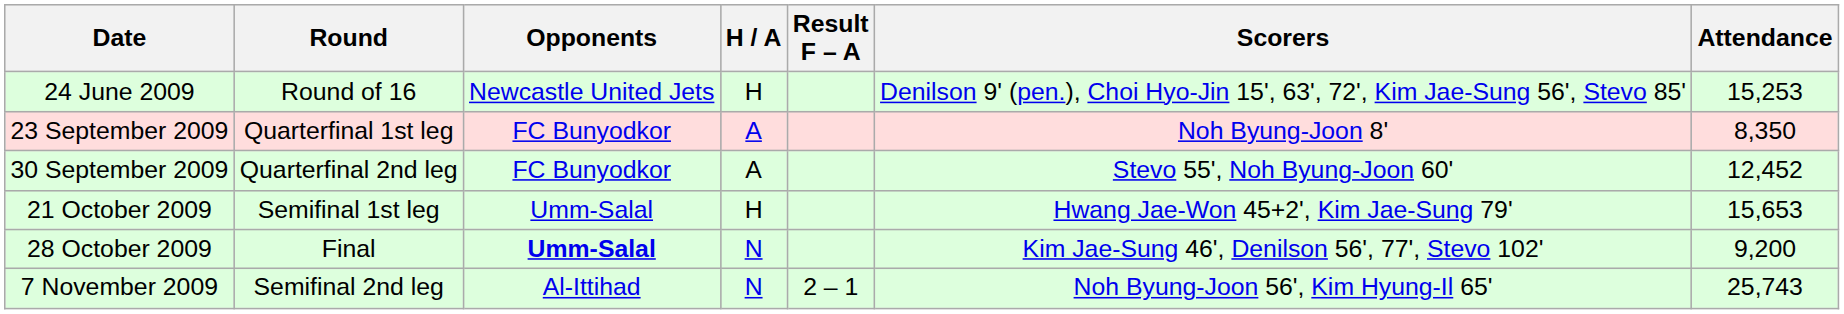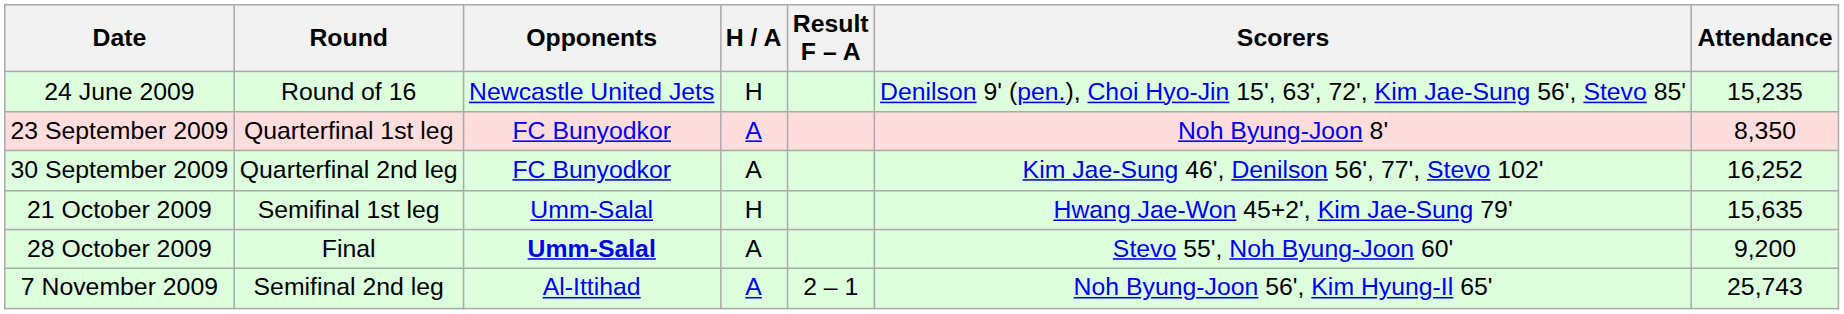(1765, 91) 15,253 -> (1765, 91) 15,235
(1283, 170) Stevo 55', Noh Byung-Joon 60' -> (1283, 170) Kim Jae-Sung 46', Denilson 56', 77', Stevo 102'
(1765, 170) 12,452 -> (1765, 170) 16,252
(1765, 209) 15,653 -> (1765, 209) 15,635
(754, 248) N -> (754, 248) A
(1283, 248) Kim Jae-Sung 46', Denilson 56', 77', Stevo 102' -> (1283, 248) Stevo 55', Noh Byung-Joon 60'
(754, 288) N -> (754, 288) A
